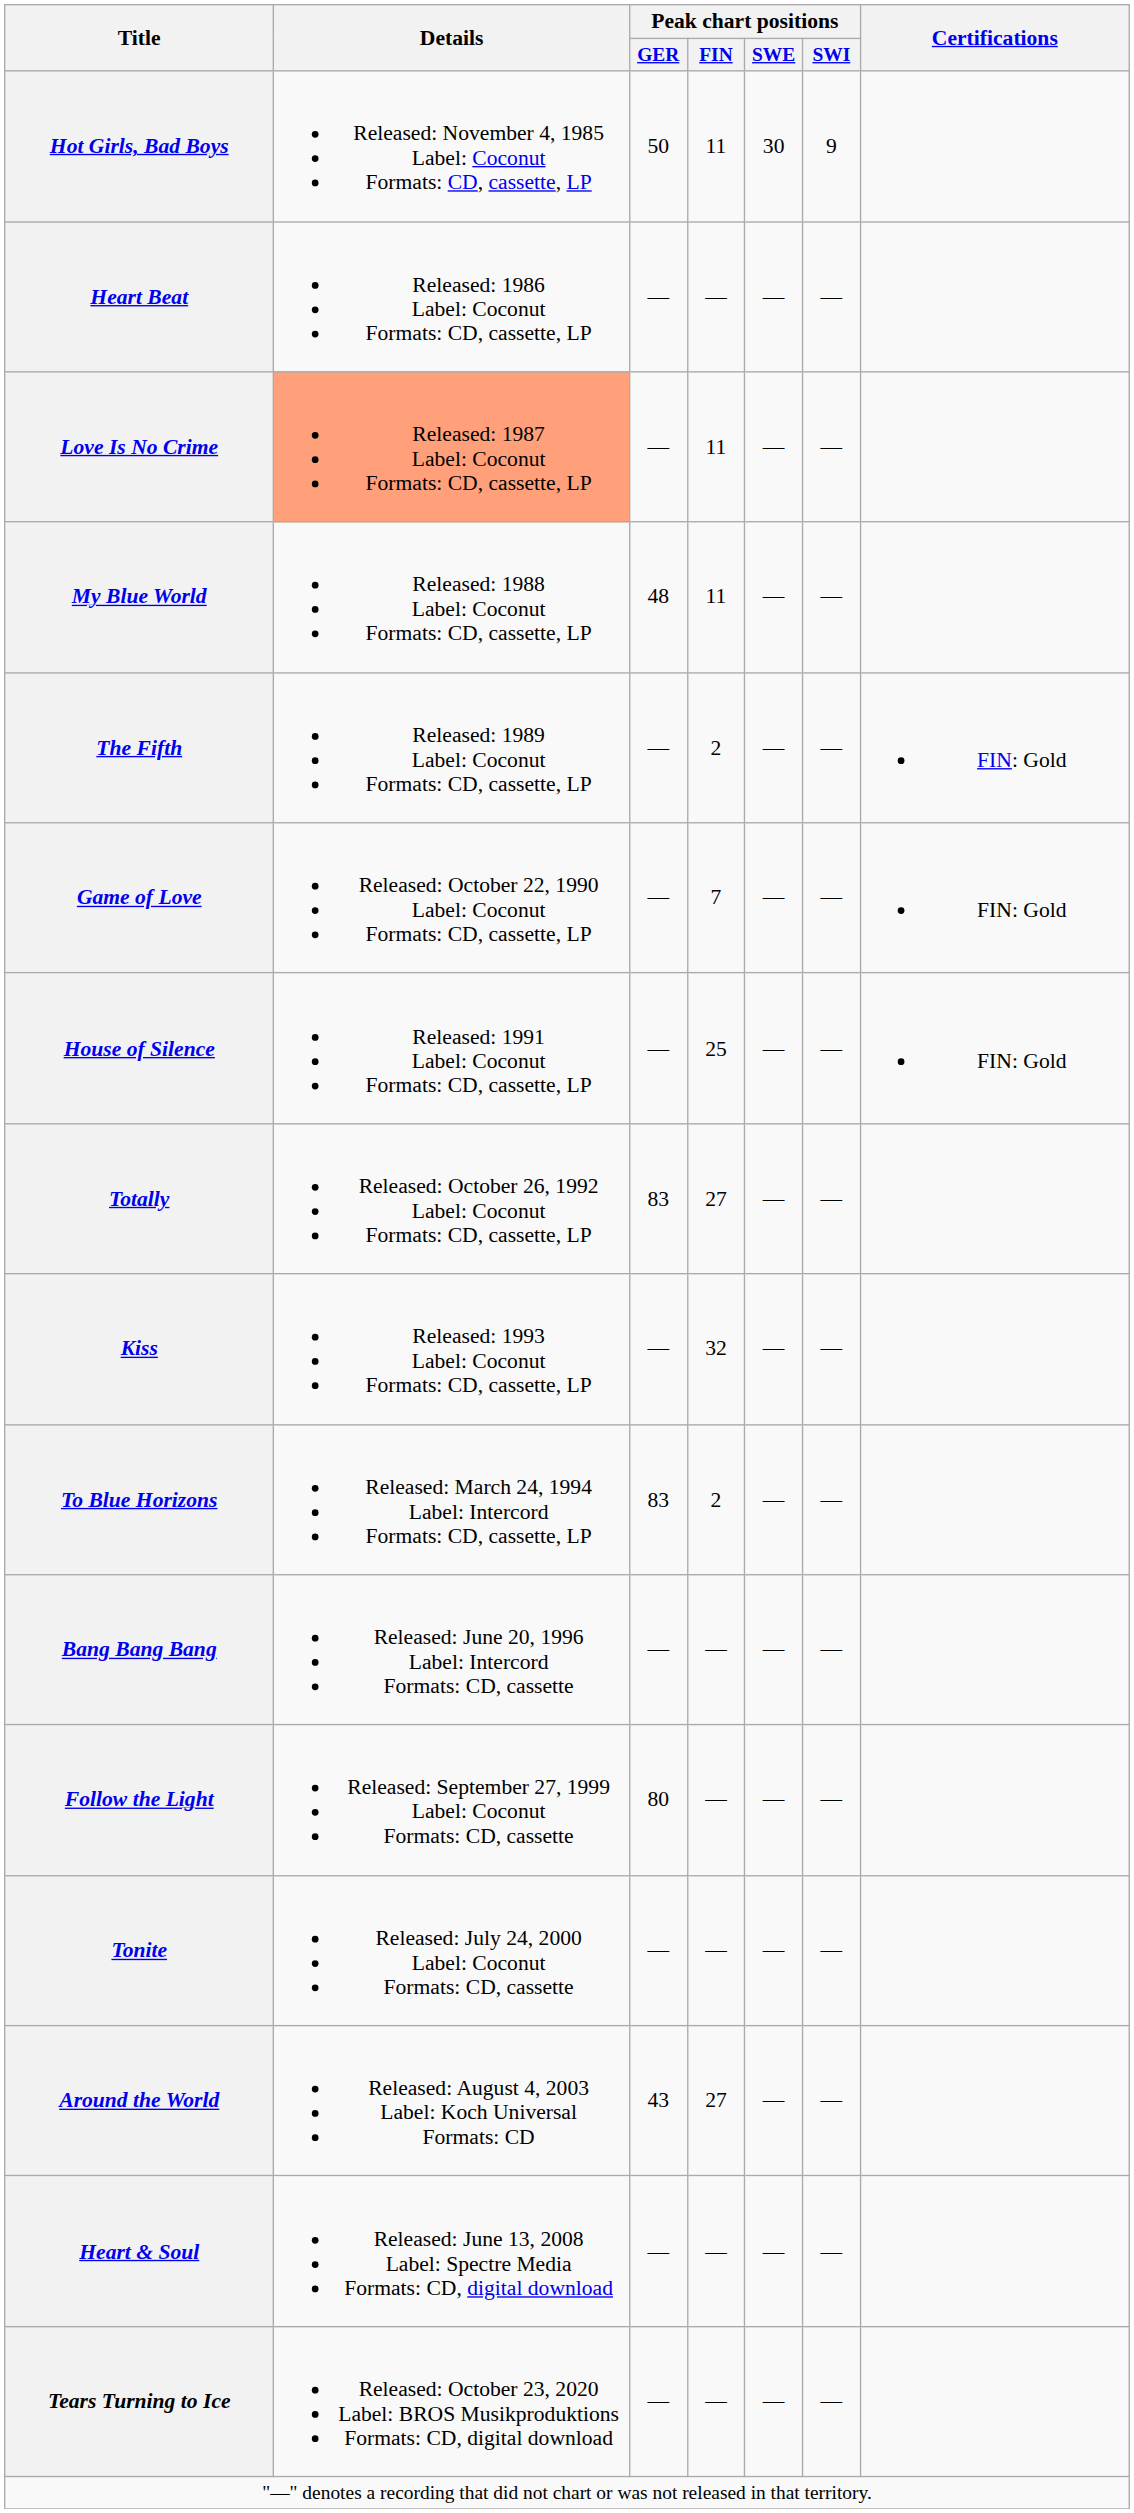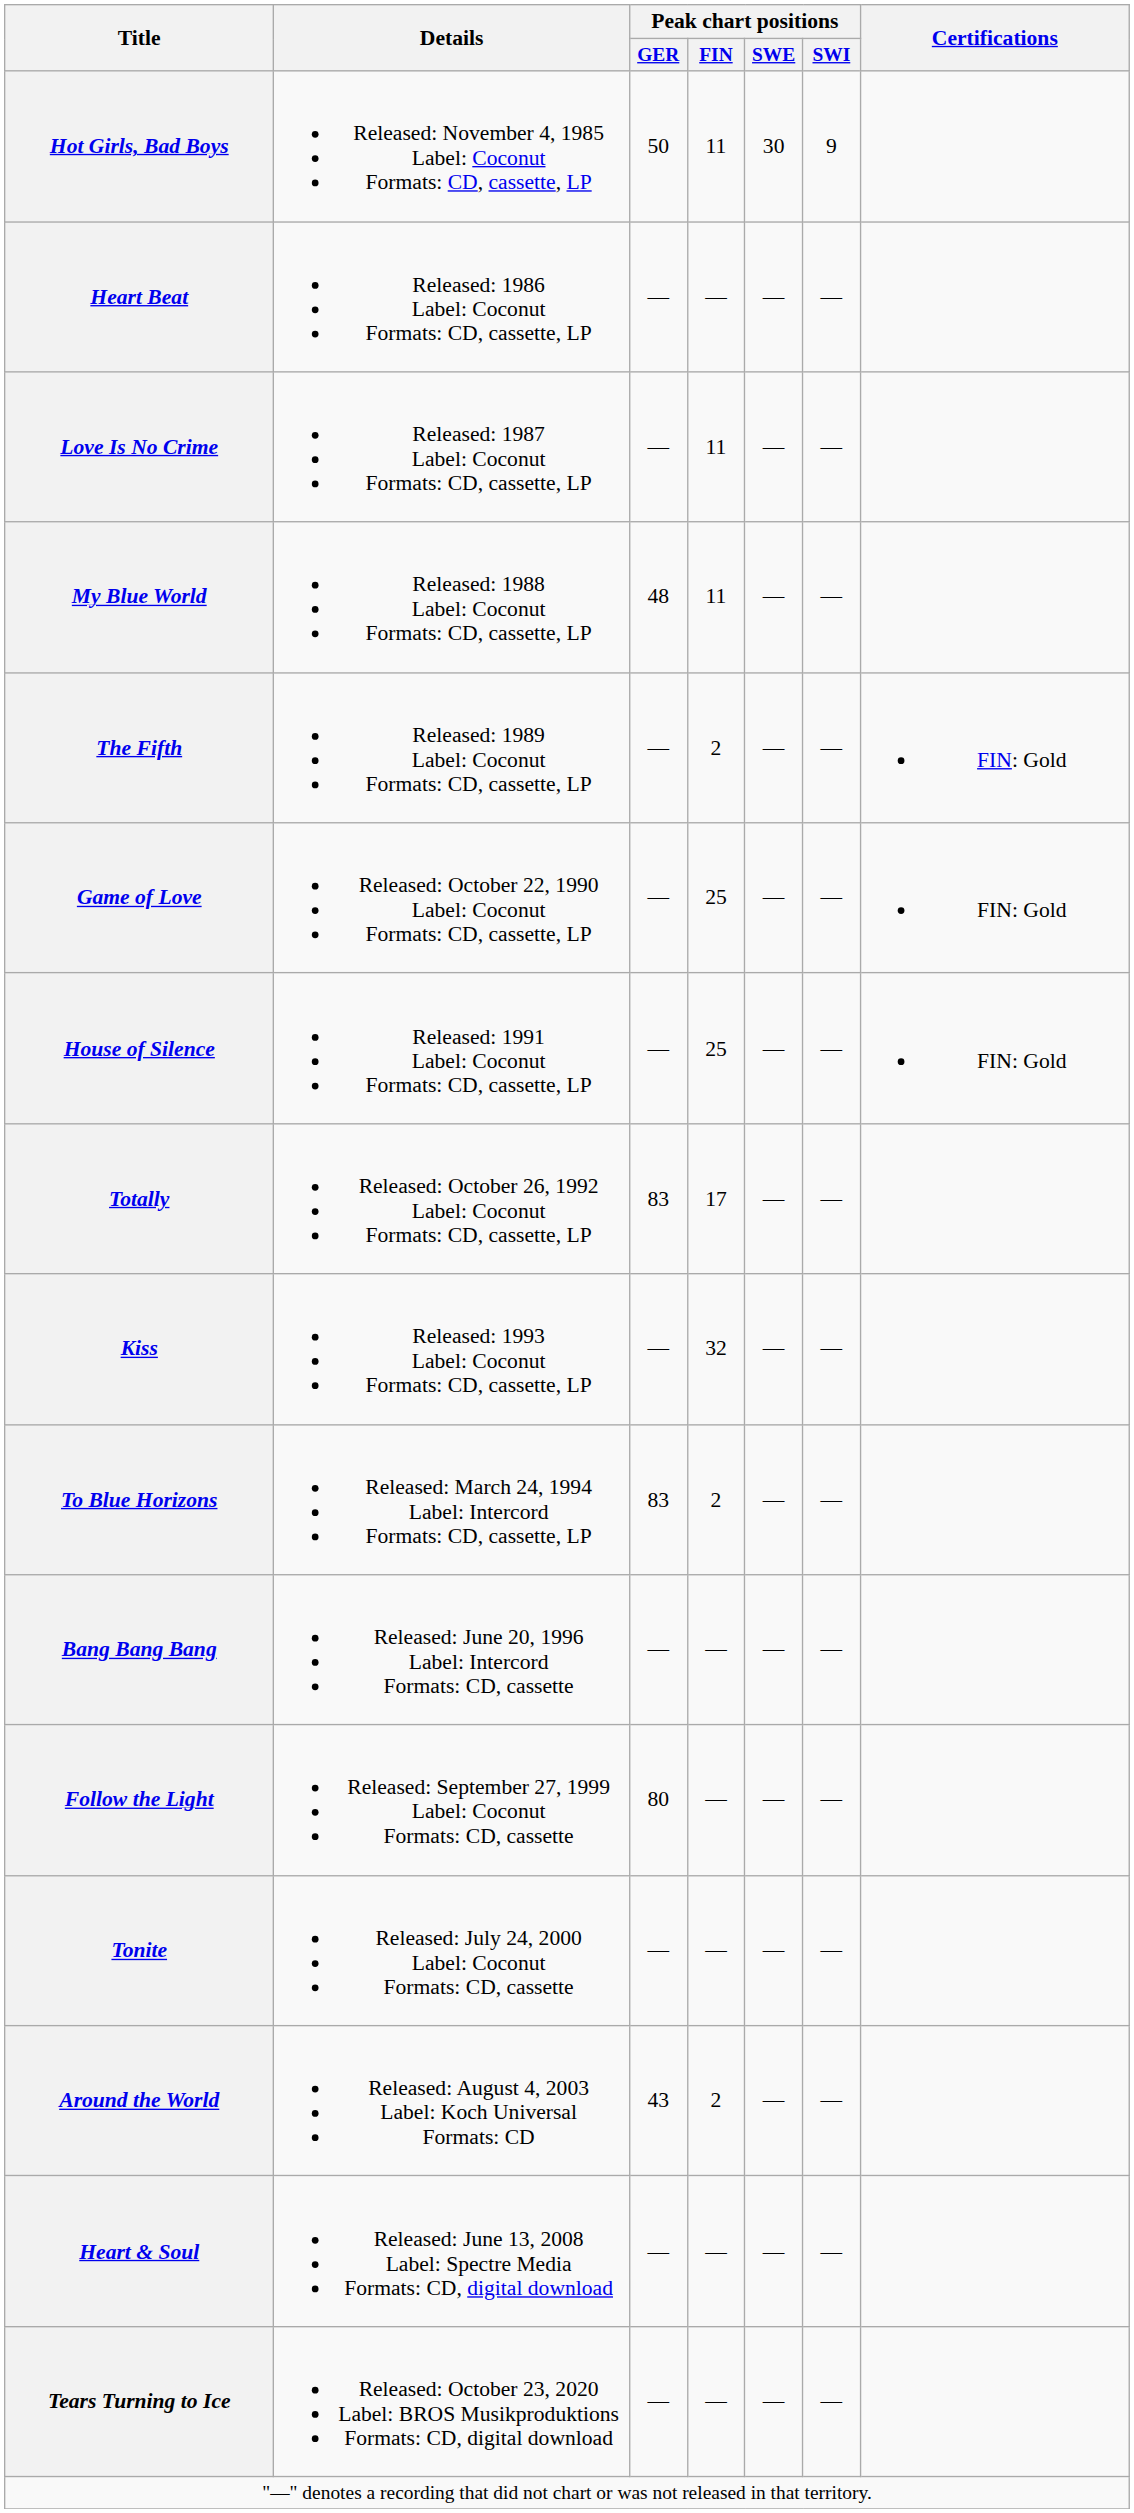(452, 459) lightsalmon background -> (452, 459) no background
(716, 897) 7 -> (716, 897) 25
(716, 1198) 27 -> (716, 1198) 17
(716, 2100) 27 -> (716, 2100) 2
